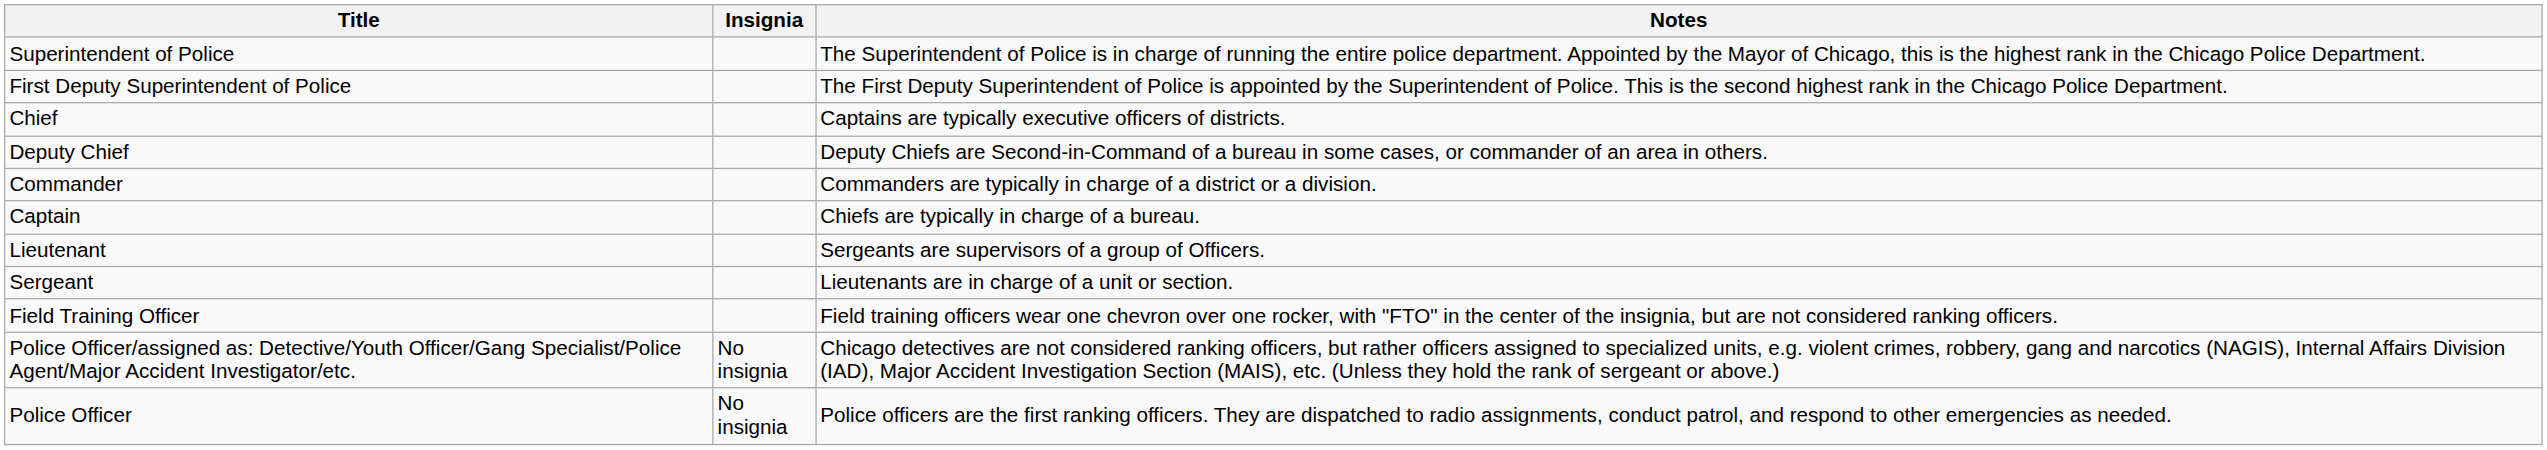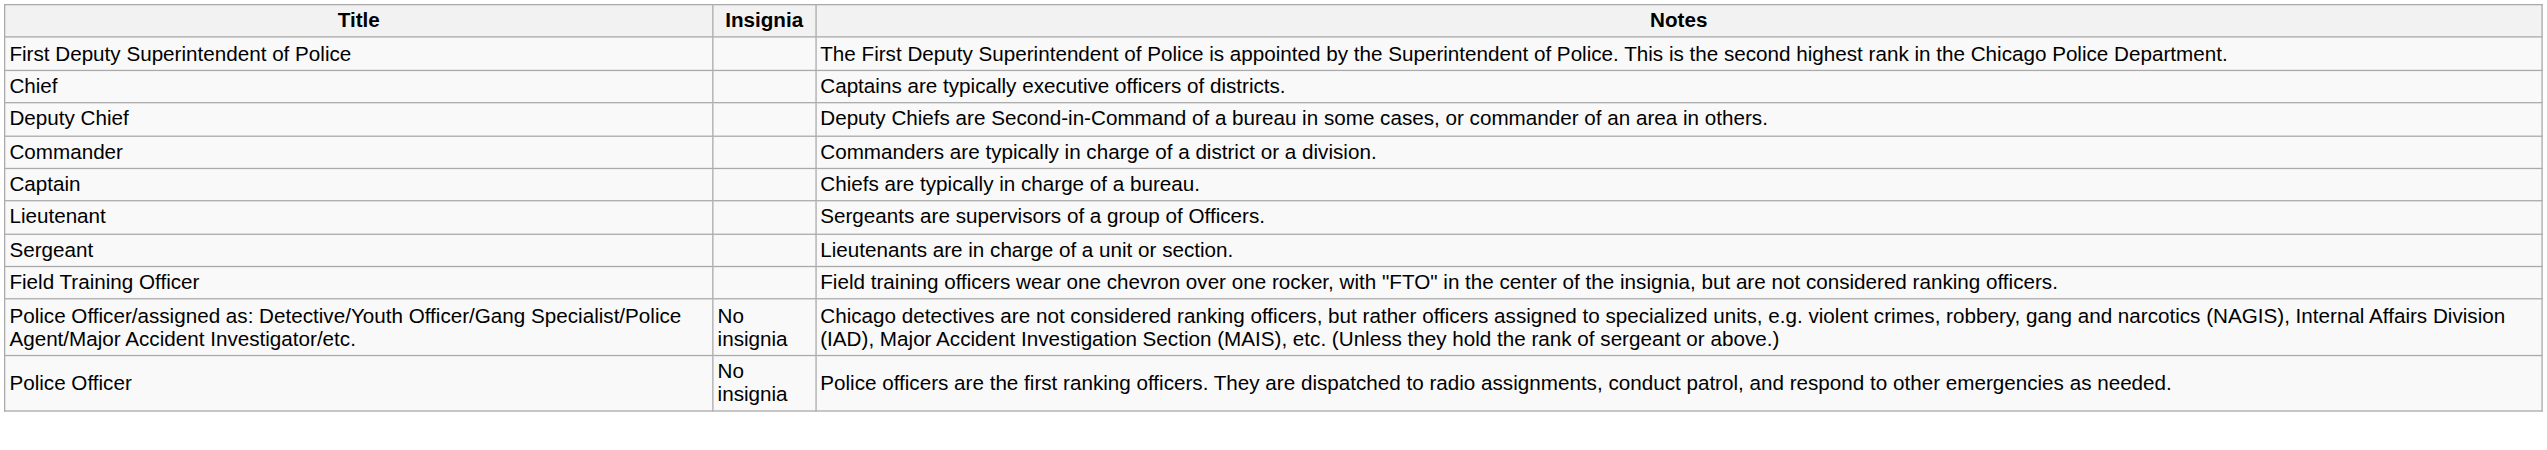- row: (122, 53)
